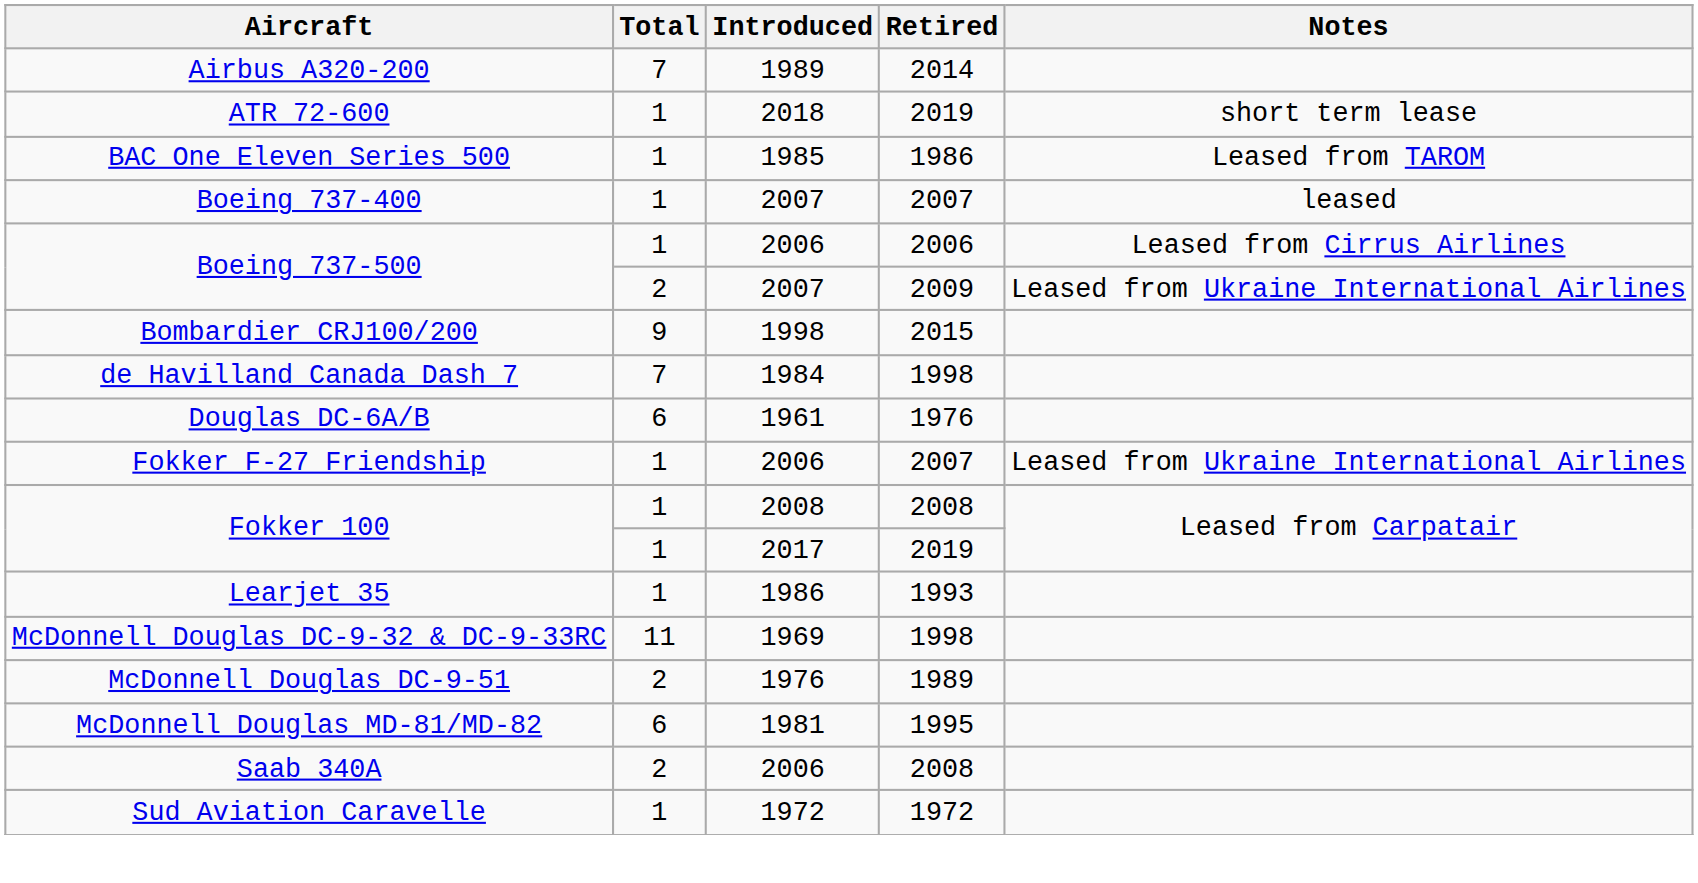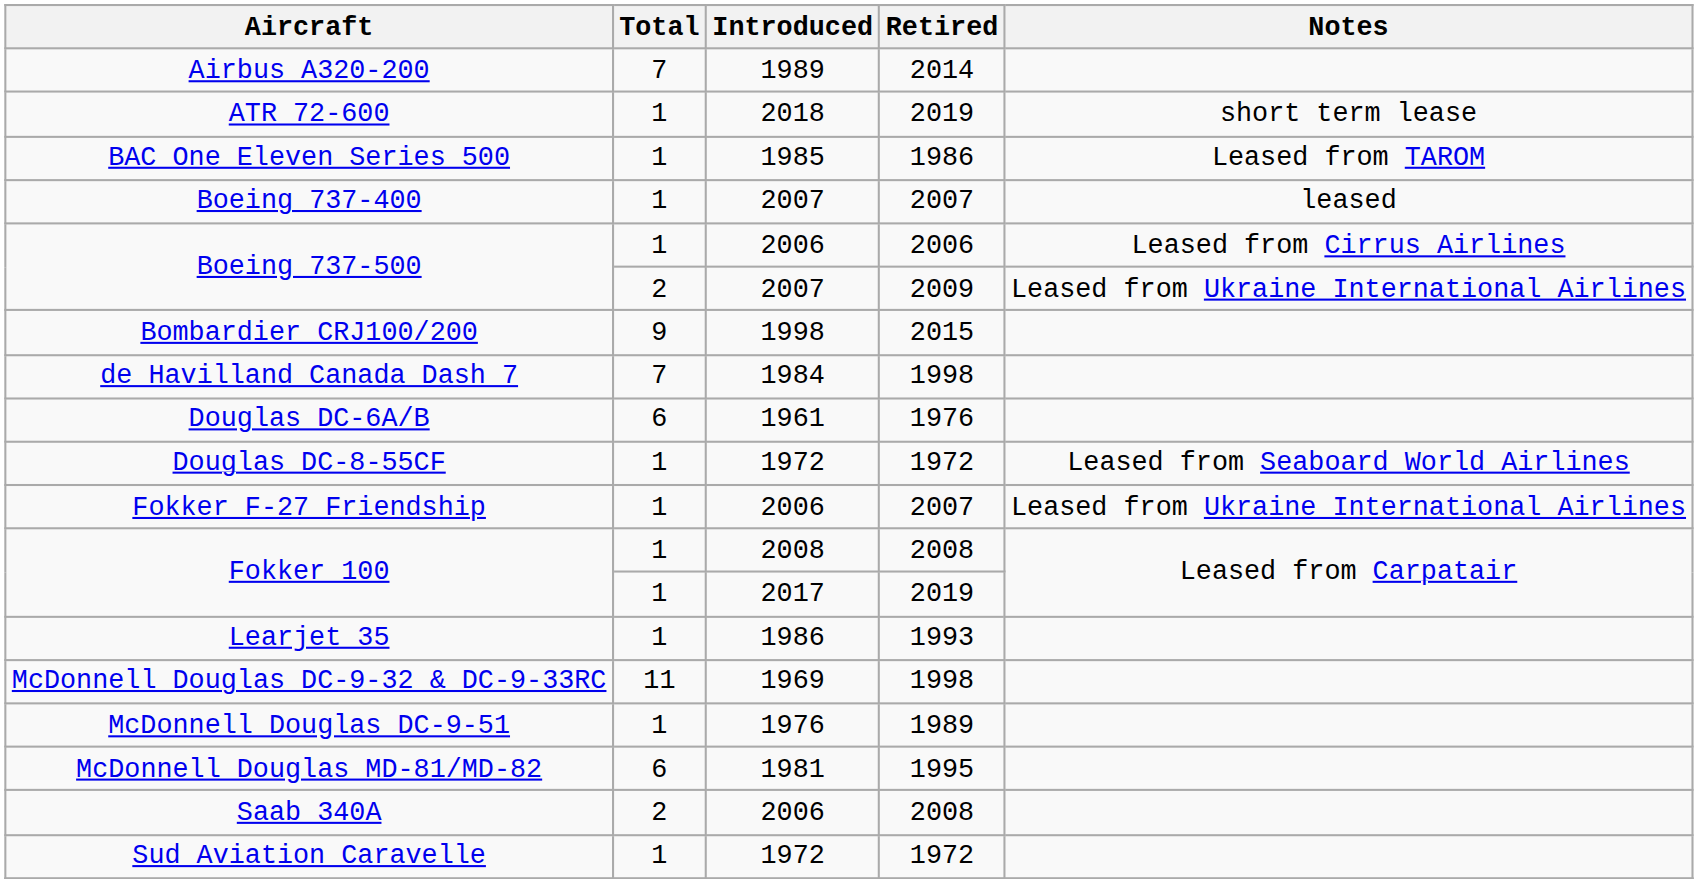+ row: (309, 463)
(659, 682) 2 -> (659, 725) 1
